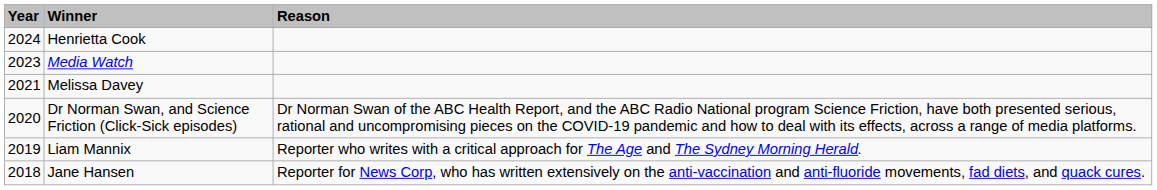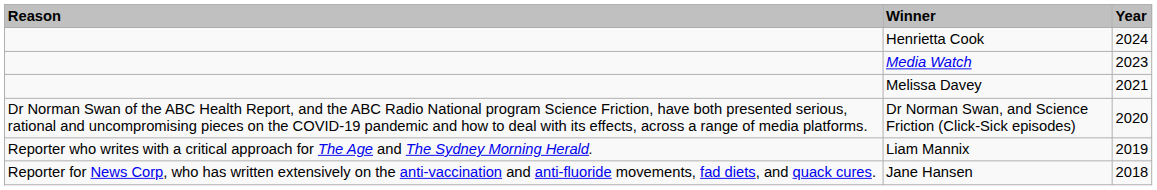columns swapped: (23, 16) <-> (304, 16)
